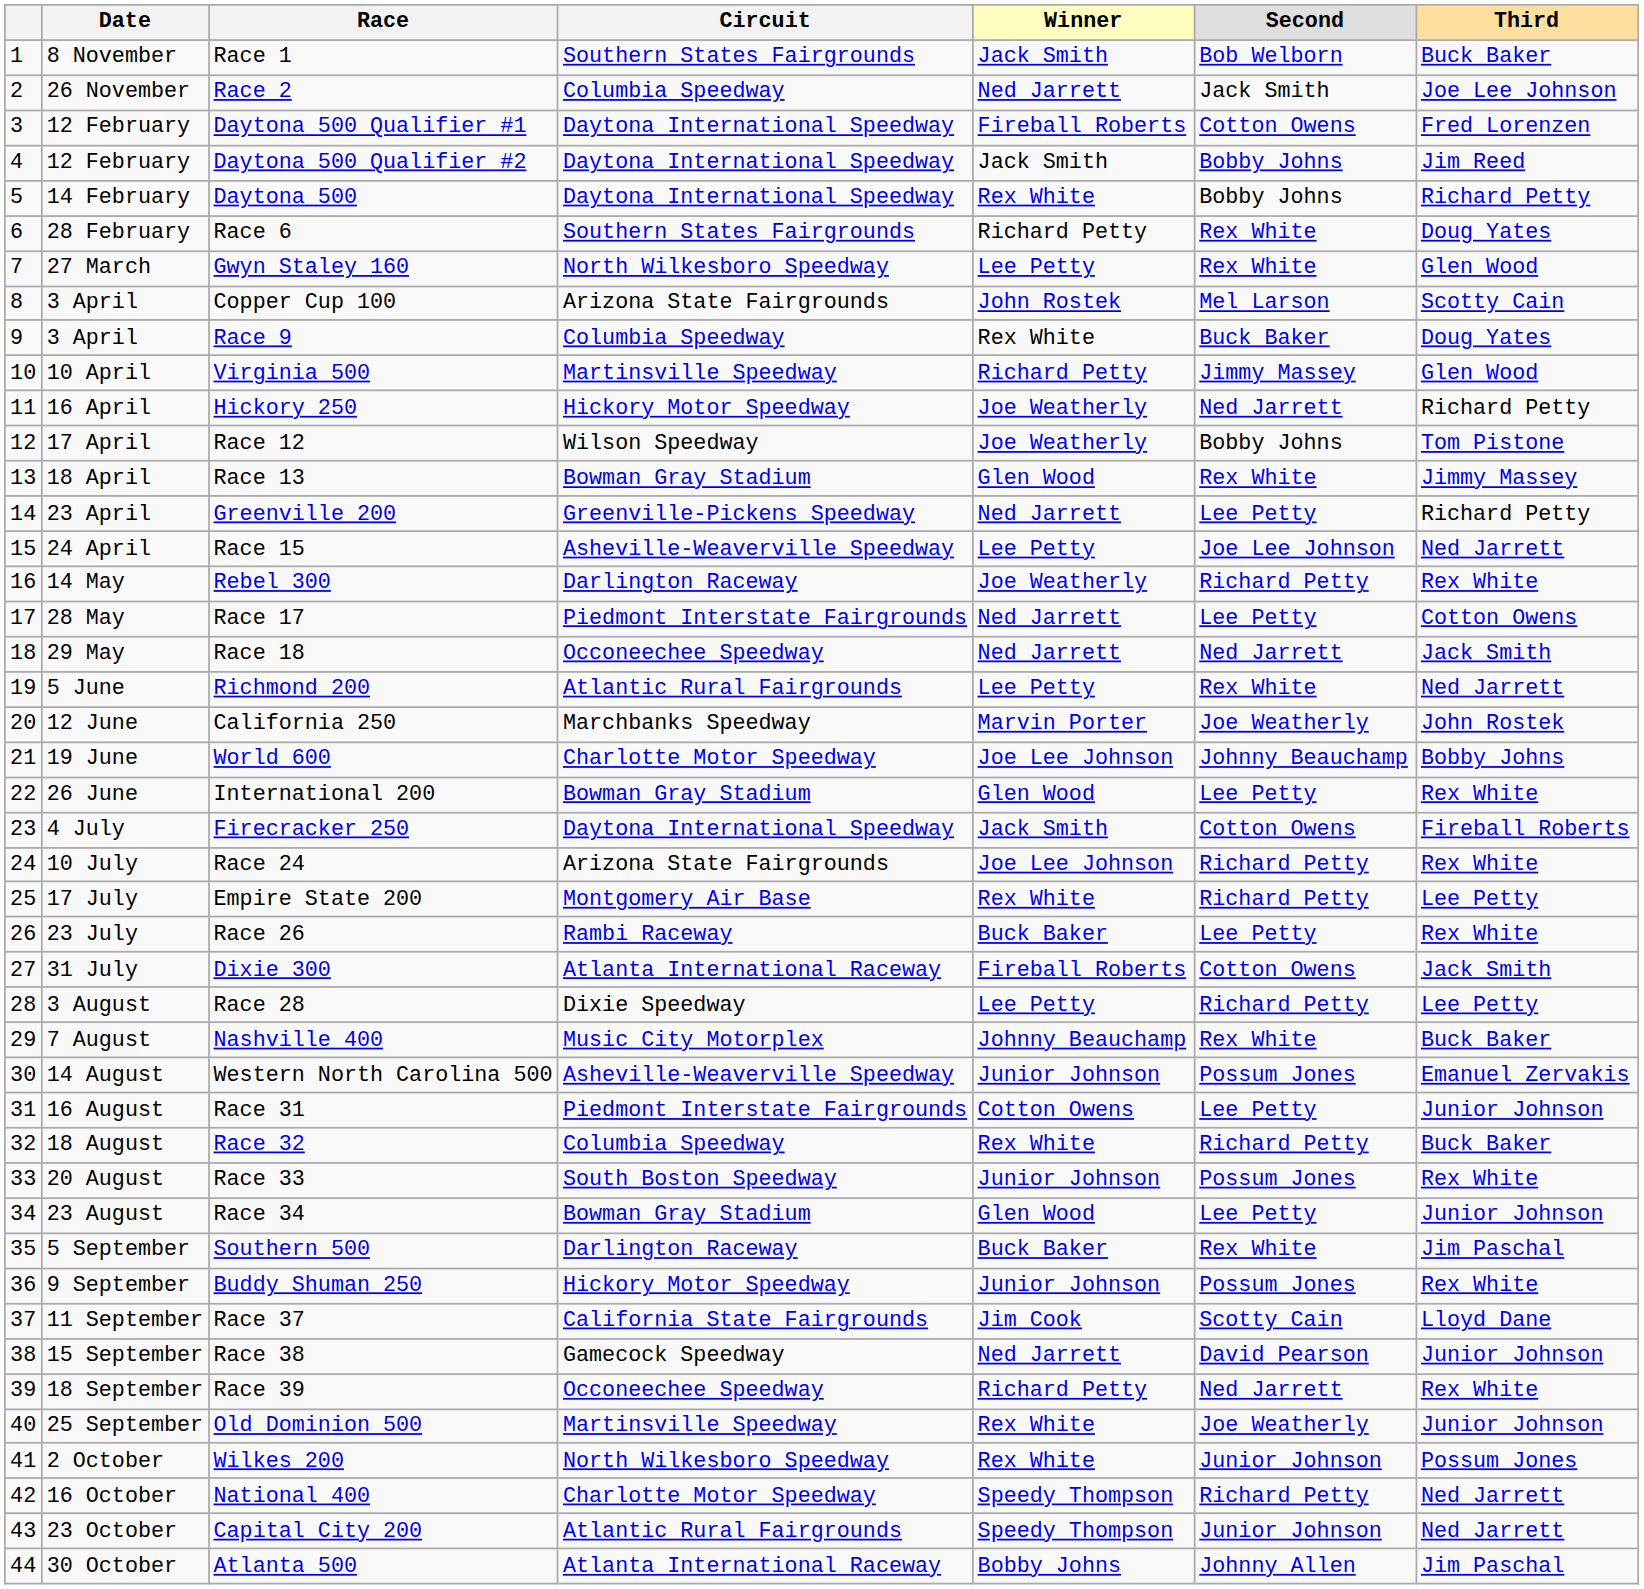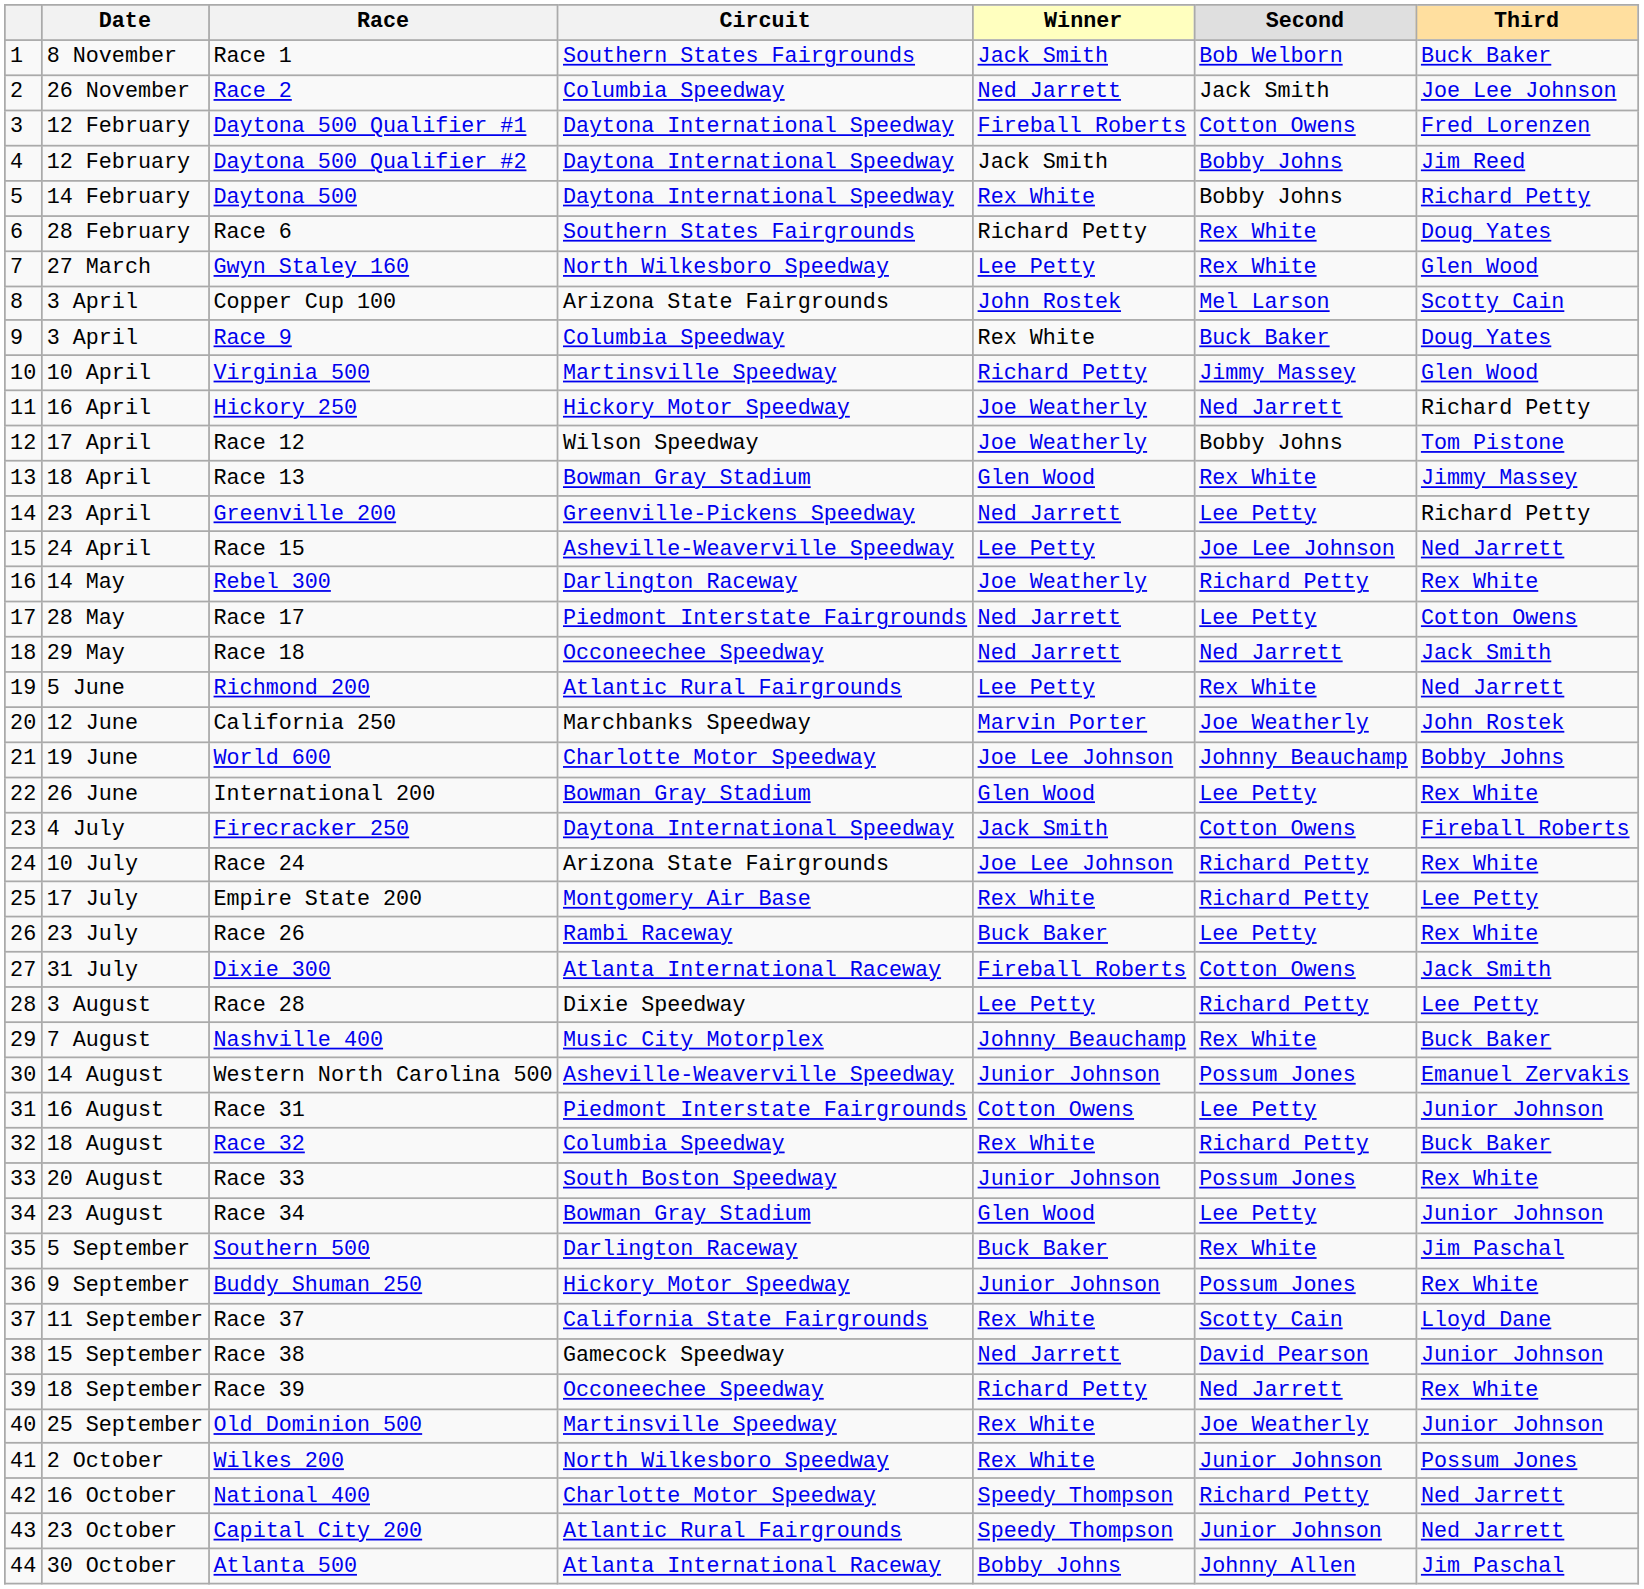(1030, 1321) Jim Cook -> (1036, 1321) Rex White
